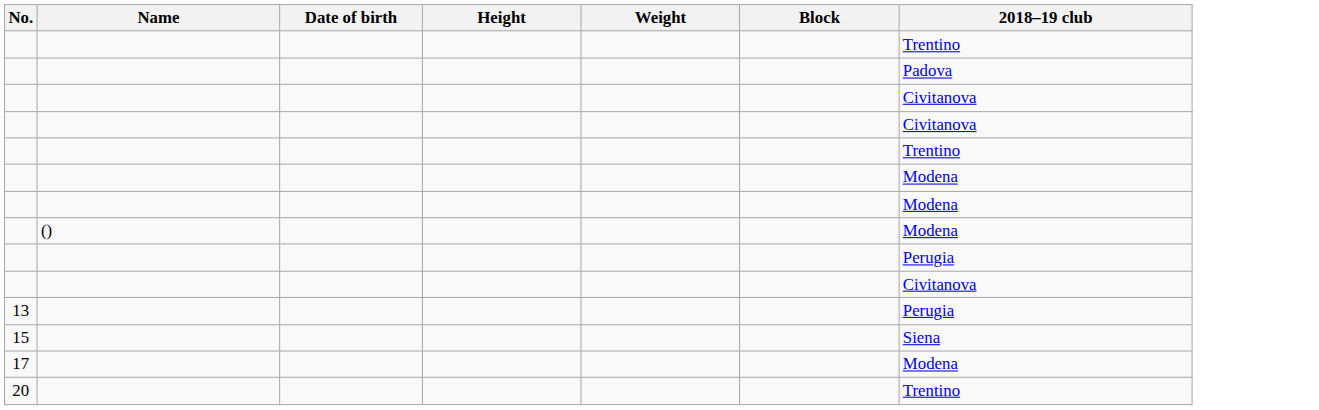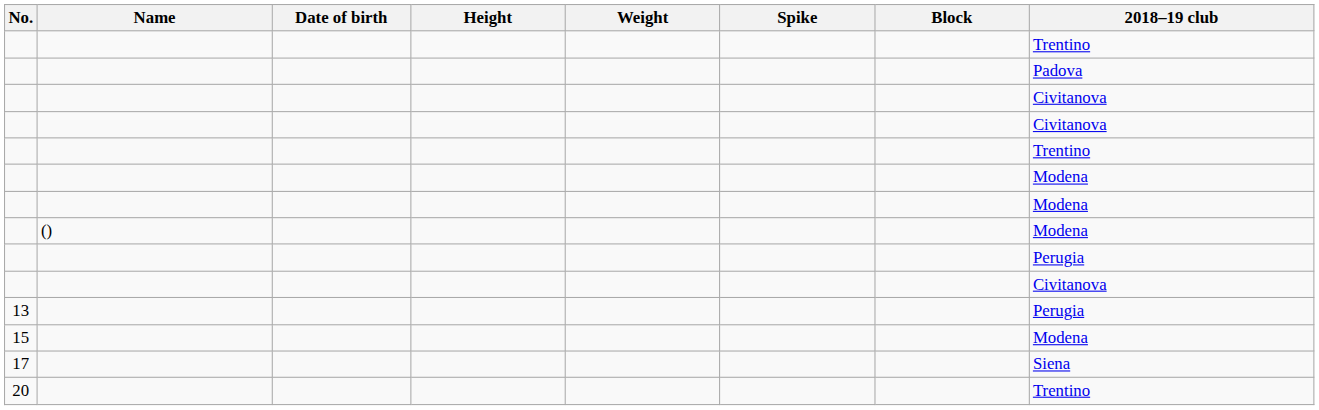+ column: (797, 17)
(921, 337) Siena -> (1060, 337) Modena
(930, 364) Modena -> (1052, 364) Siena
